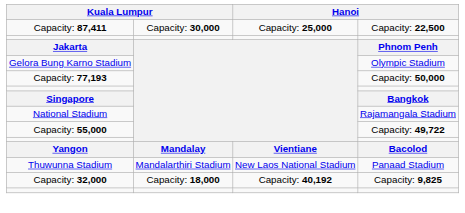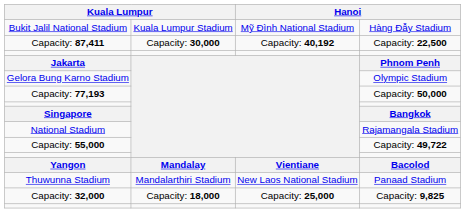+ row: (68, 27)
(295, 27) Capacity: 25,000 -> (297, 43) Capacity: 40,192
(295, 180) Capacity: 40,192 -> (297, 196) Capacity: 25,000
